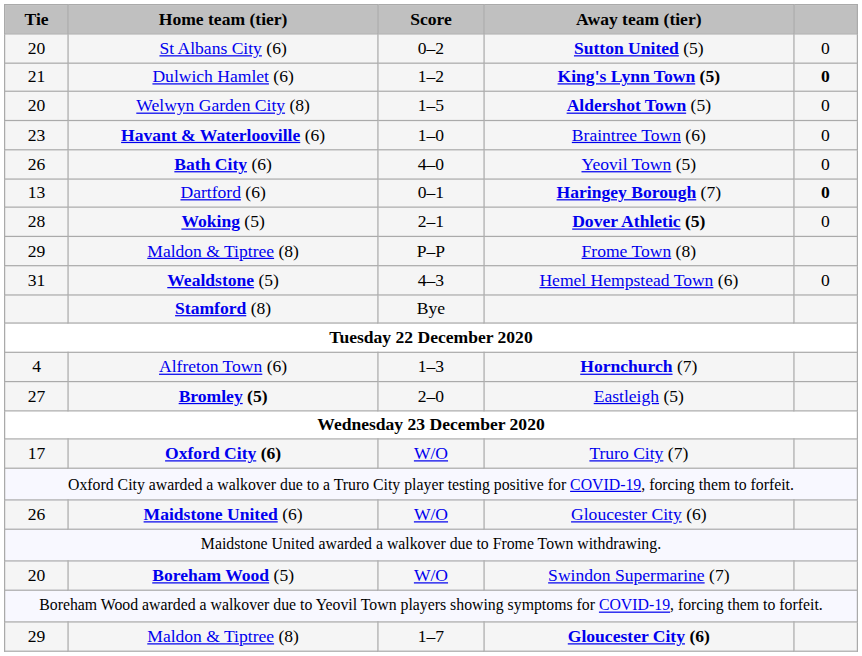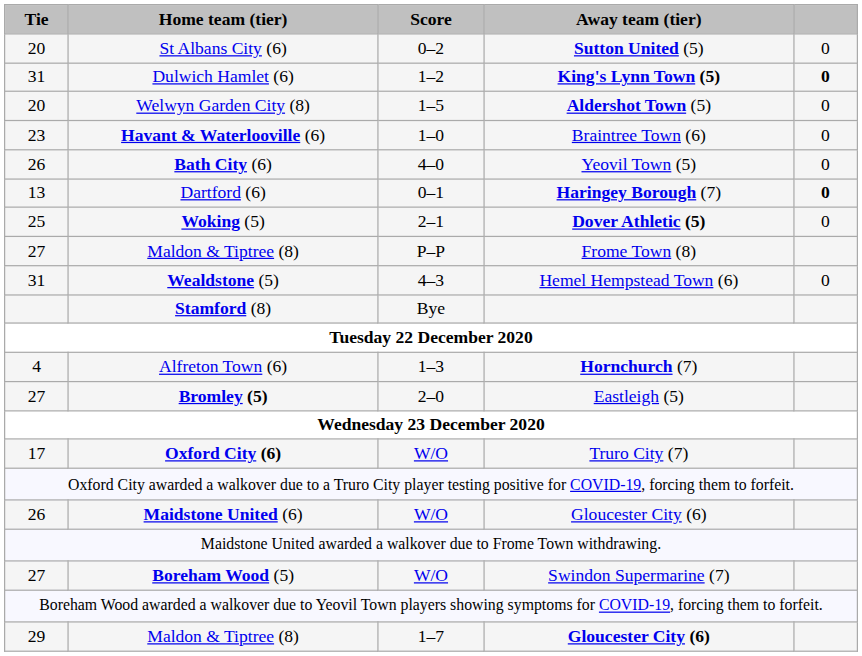(37, 77) 21 -> (37, 77) 31
(37, 222) 28 -> (37, 222) 25
(37, 251) 29 -> (37, 251) 27
(37, 575) 20 -> (37, 575) 27
